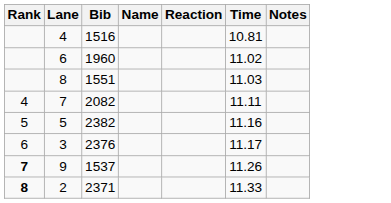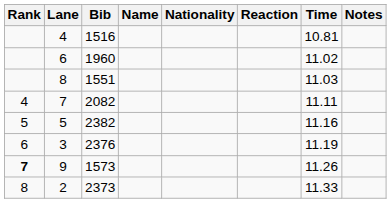+ column: (200, 15)
(246, 144) 11.17 -> (321, 144) 11.19
(100, 166) 1537 -> (100, 166) 1573
(24, 187) bold -> (24, 187) normal
(100, 187) 2371 -> (100, 187) 2373
